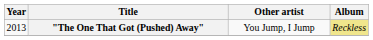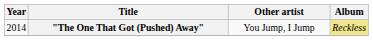(16, 27) 2013 -> (16, 27) 2014
